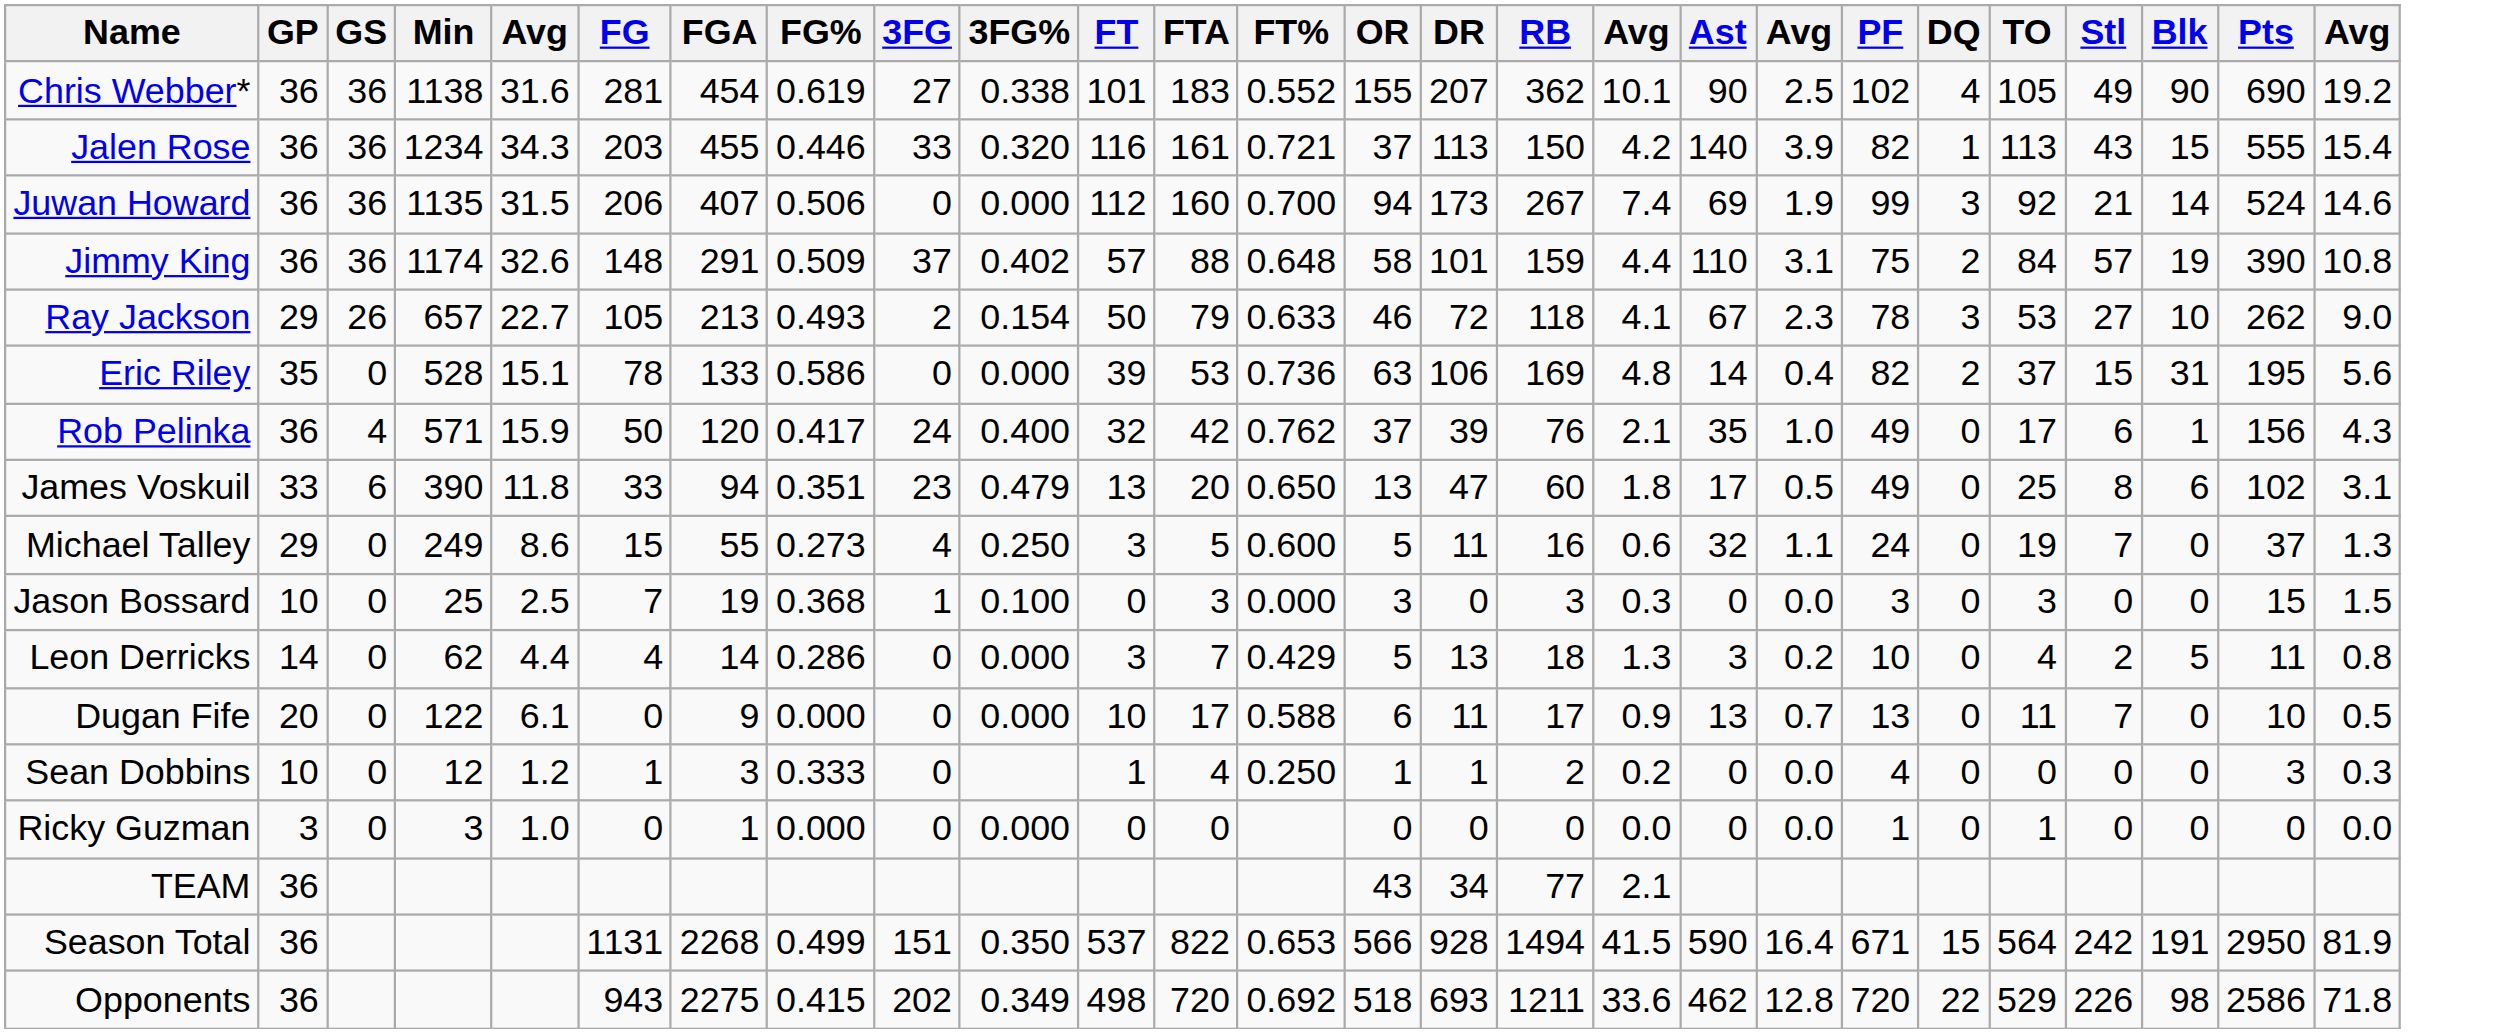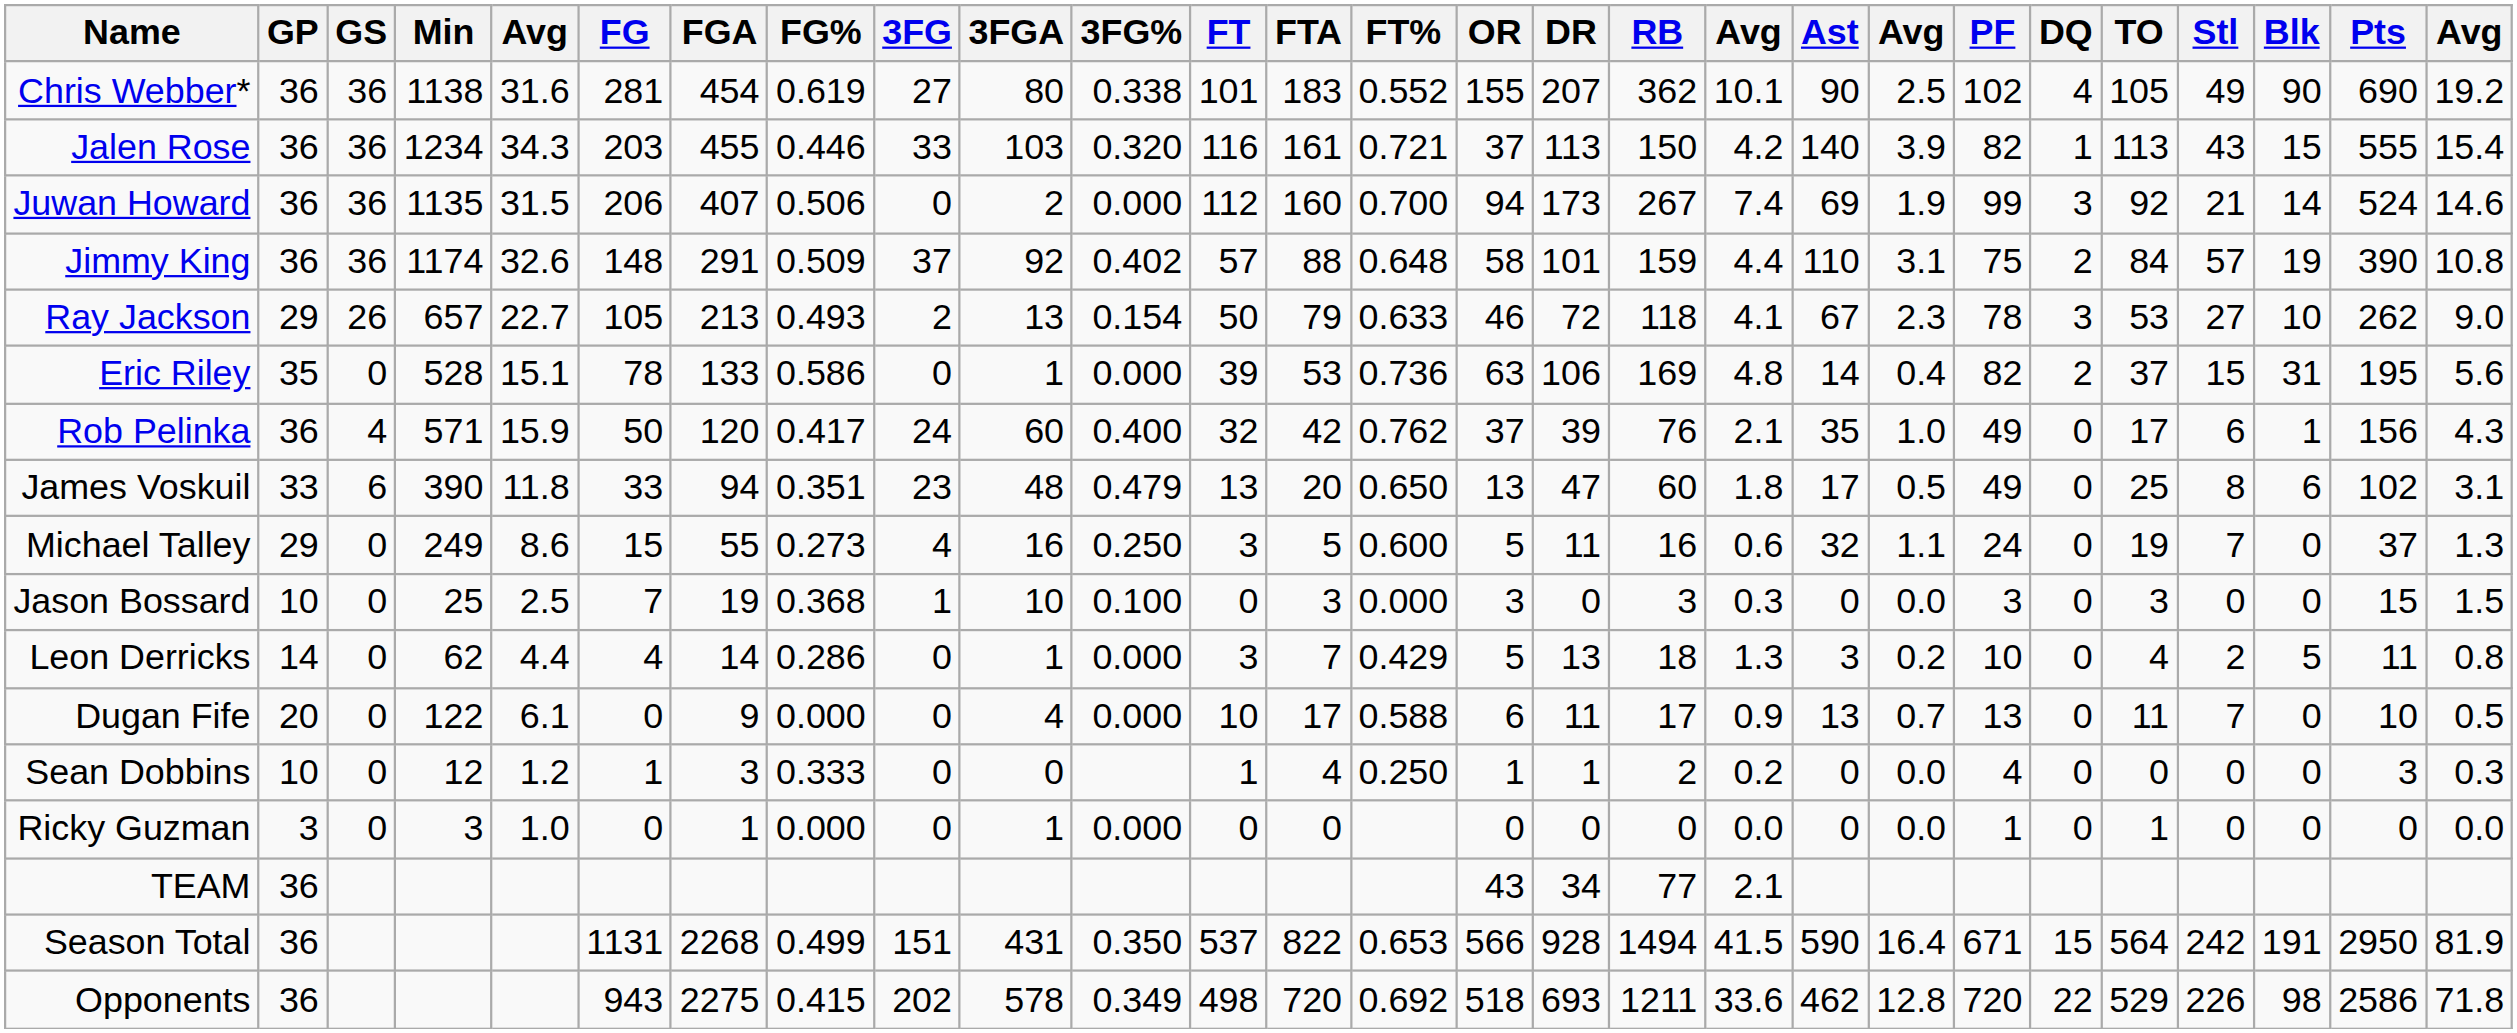+ column: (1016, 32)
